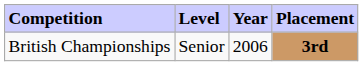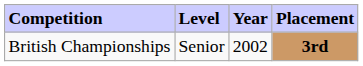(250, 46) 2006 -> (250, 46) 2002
